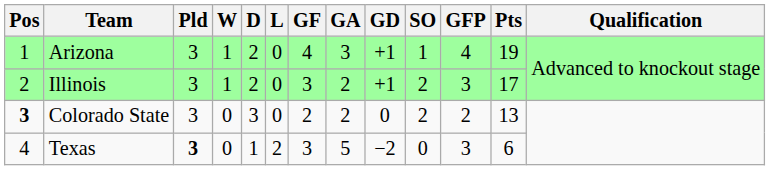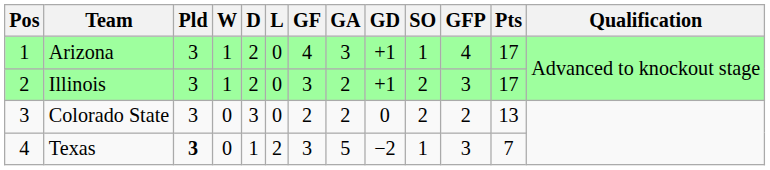(509, 52) 19 -> (509, 52) 17
(24, 116) bold -> (24, 116) normal
(423, 148) 0 -> (423, 148) 1
(509, 148) 6 -> (509, 148) 7
